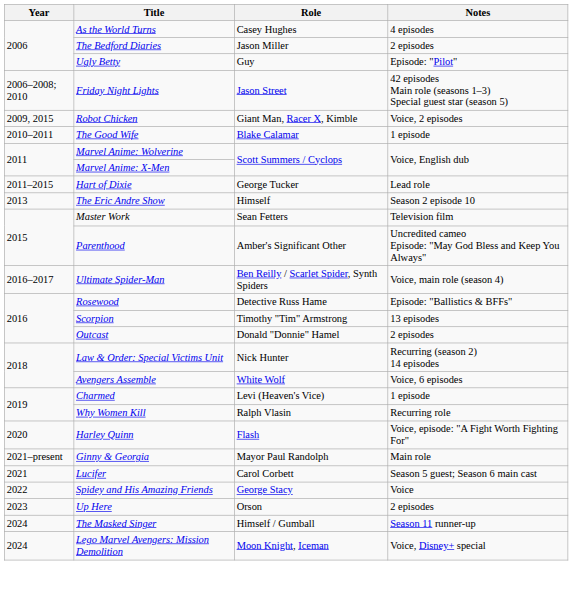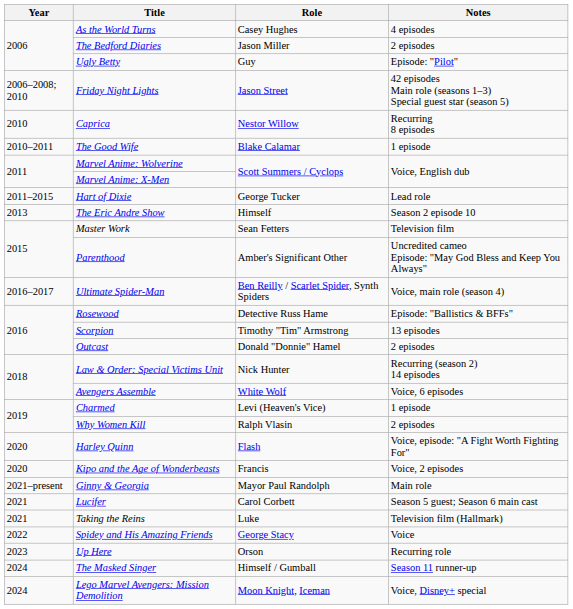- row: (107, 118)
+ row: (93, 124)
(420, 412) Recurring role -> (413, 424) 2 episodes
+ row: (148, 469)
+ row: (110, 518)
(412, 506) 2 episodes -> (421, 551) Recurring role
